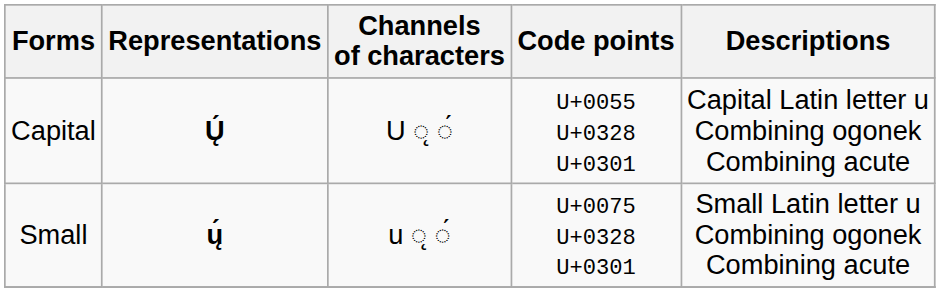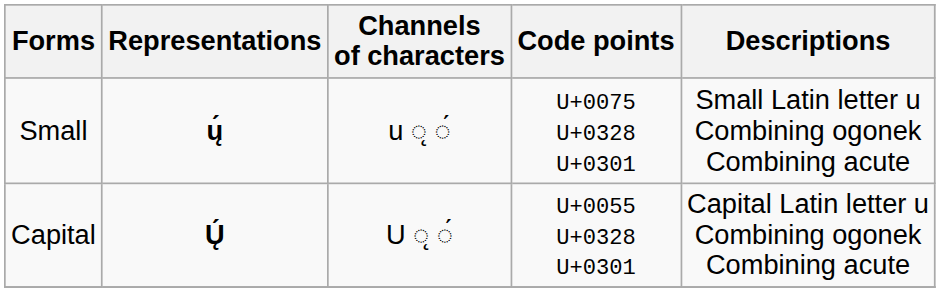rows swapped: (53, 130) <-> (53, 234)
